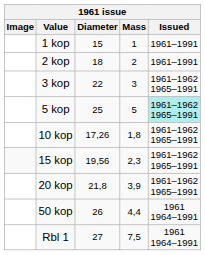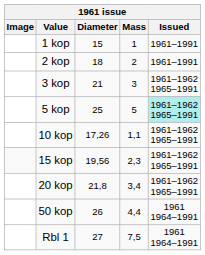(97, 84) 22 -> (97, 84) 21
(134, 135) 1,8 -> (134, 135) 1,1
(134, 186) 3,9 -> (134, 186) 3,4
